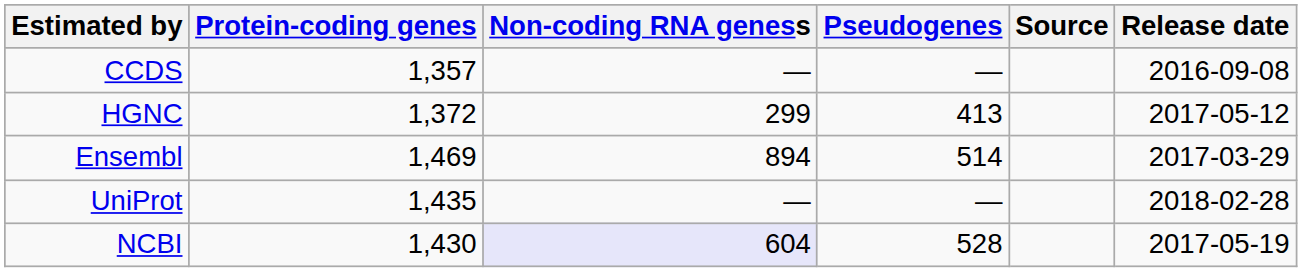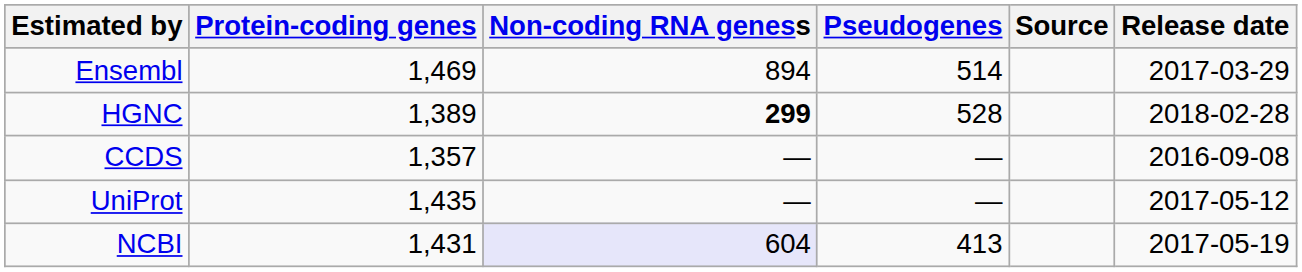rows swapped: (144, 69) <-> (129, 157)
(442, 113) 1,372 -> (442, 113) 1,389
(788, 113) normal -> (788, 113) bold
(979, 113) 413 -> (979, 113) 528
(1219, 113) 2017-05-12 -> (1219, 113) 2018-02-28
(1219, 200) 2018-02-28 -> (1219, 200) 2017-05-12
(442, 244) 1,430 -> (442, 244) 1,431
(979, 244) 528 -> (979, 244) 413
